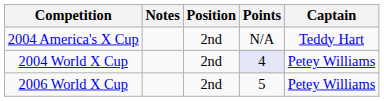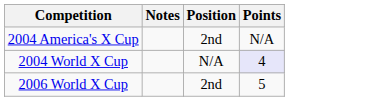- column: (331, 15)
(211, 61) 2nd -> (211, 61) N/A
